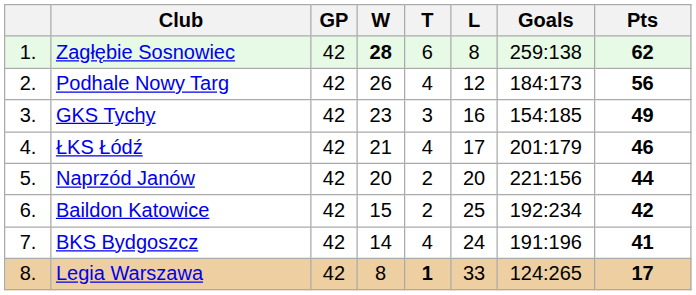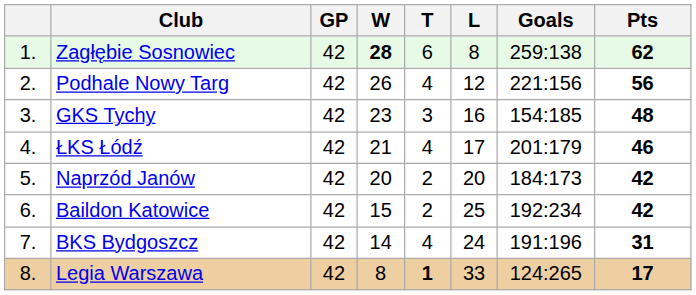(546, 83) 184:173 -> (546, 83) 221:156
(643, 115) 49 -> (643, 115) 48
(546, 178) 221:156 -> (546, 178) 184:173
(643, 178) 44 -> (643, 178) 42
(643, 242) 41 -> (643, 242) 31
